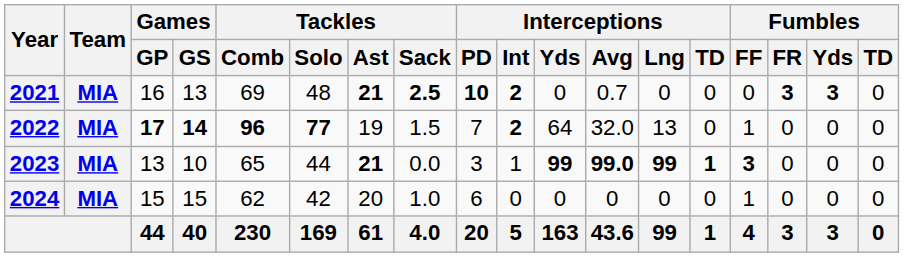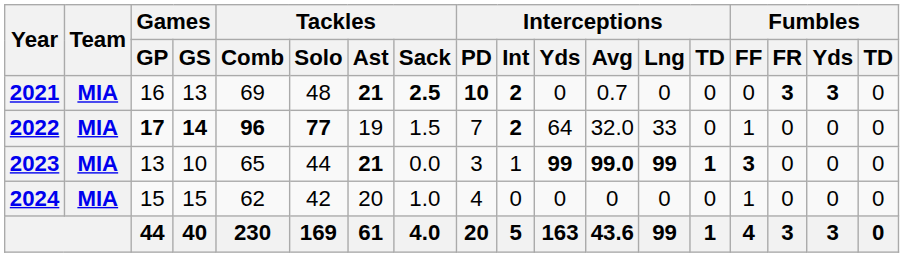(665, 127) 13 -> (665, 127) 33
(476, 198) 6 -> (476, 198) 4
